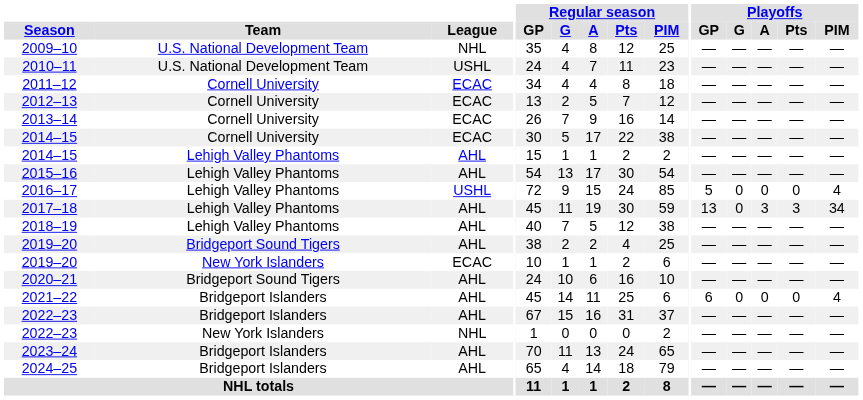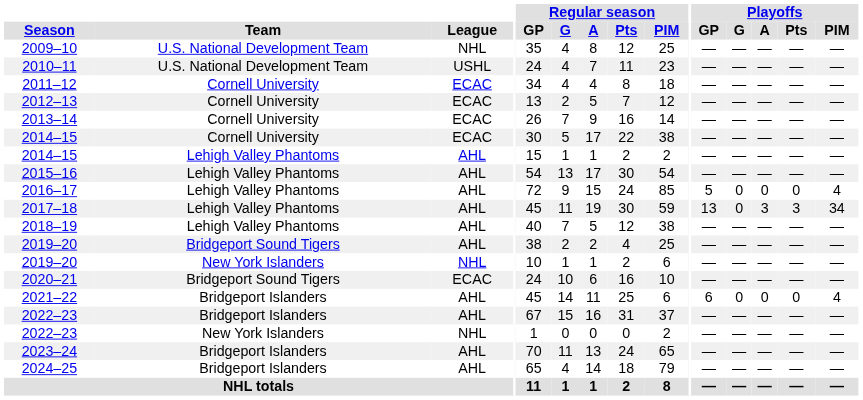(472, 190) USHL -> (472, 190) AHL
(472, 262) ECAC -> (472, 262) NHL
(472, 279) AHL -> (472, 279) ECAC
